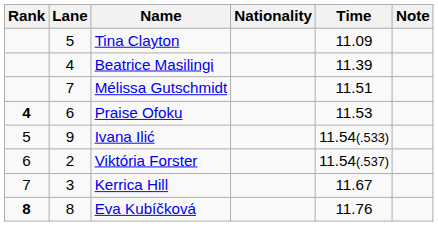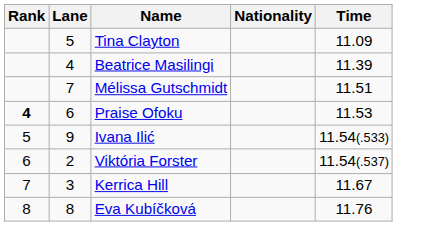- column: (413, 16)
(27, 209) bold -> (27, 209) normal
